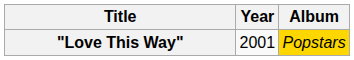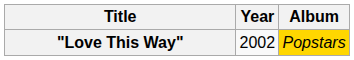(257, 42) 2001 -> (257, 42) 2002
